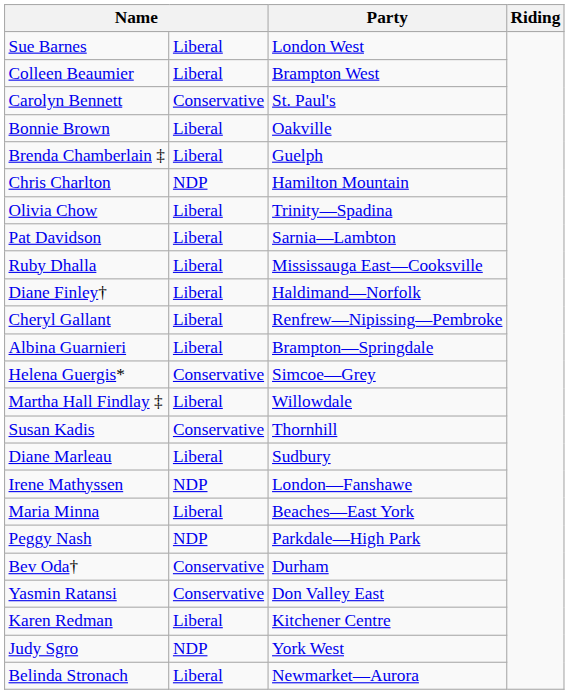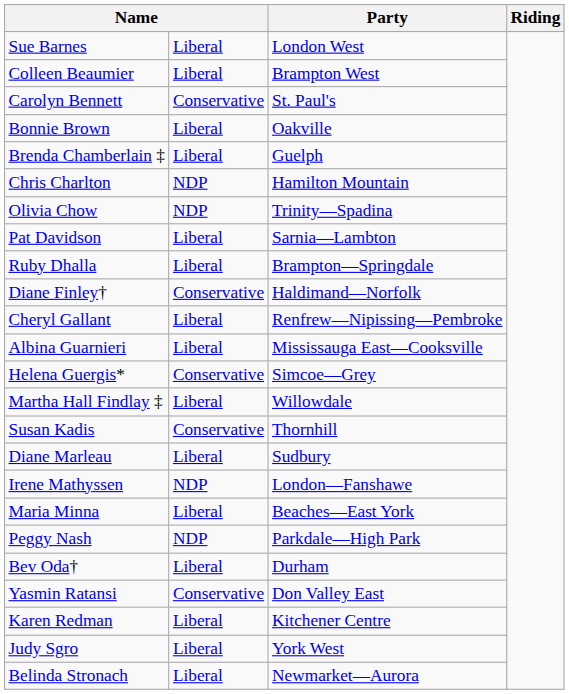(198, 210) Liberal -> (190, 210) NDP
(377, 264) Mississauga East—Cooksville -> (353, 264) Brampton—Springdale
(198, 292) Liberal -> (219, 292) Conservative
(353, 347) Brampton—Springdale -> (377, 347) Mississauga East—Cooksville
(219, 566) Conservative -> (198, 566) Liberal
(190, 648) NDP -> (198, 648) Liberal
